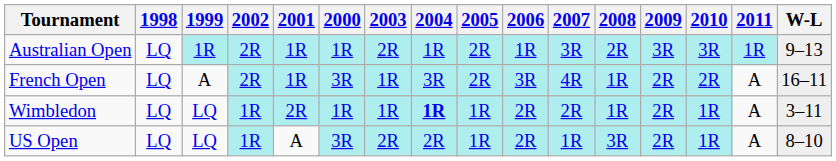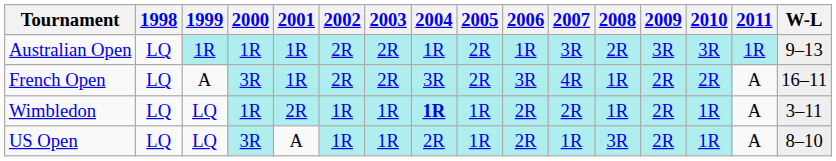columns swapped: (342, 19) <-> (250, 19)
(388, 79) 1R -> (388, 79) 2R
(388, 140) 2R -> (388, 140) 1R
